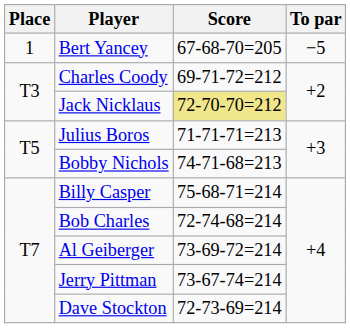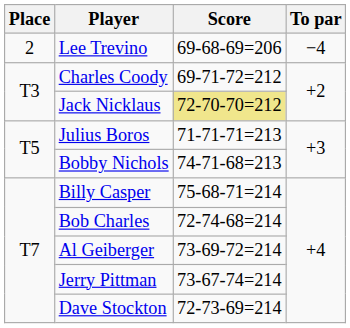- row: (103, 47)
+ row: (103, 47)
